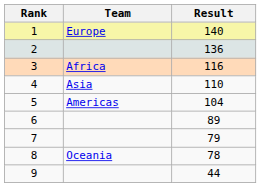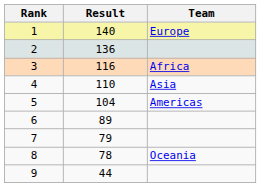columns swapped: (118, 13) <-> (214, 13)
